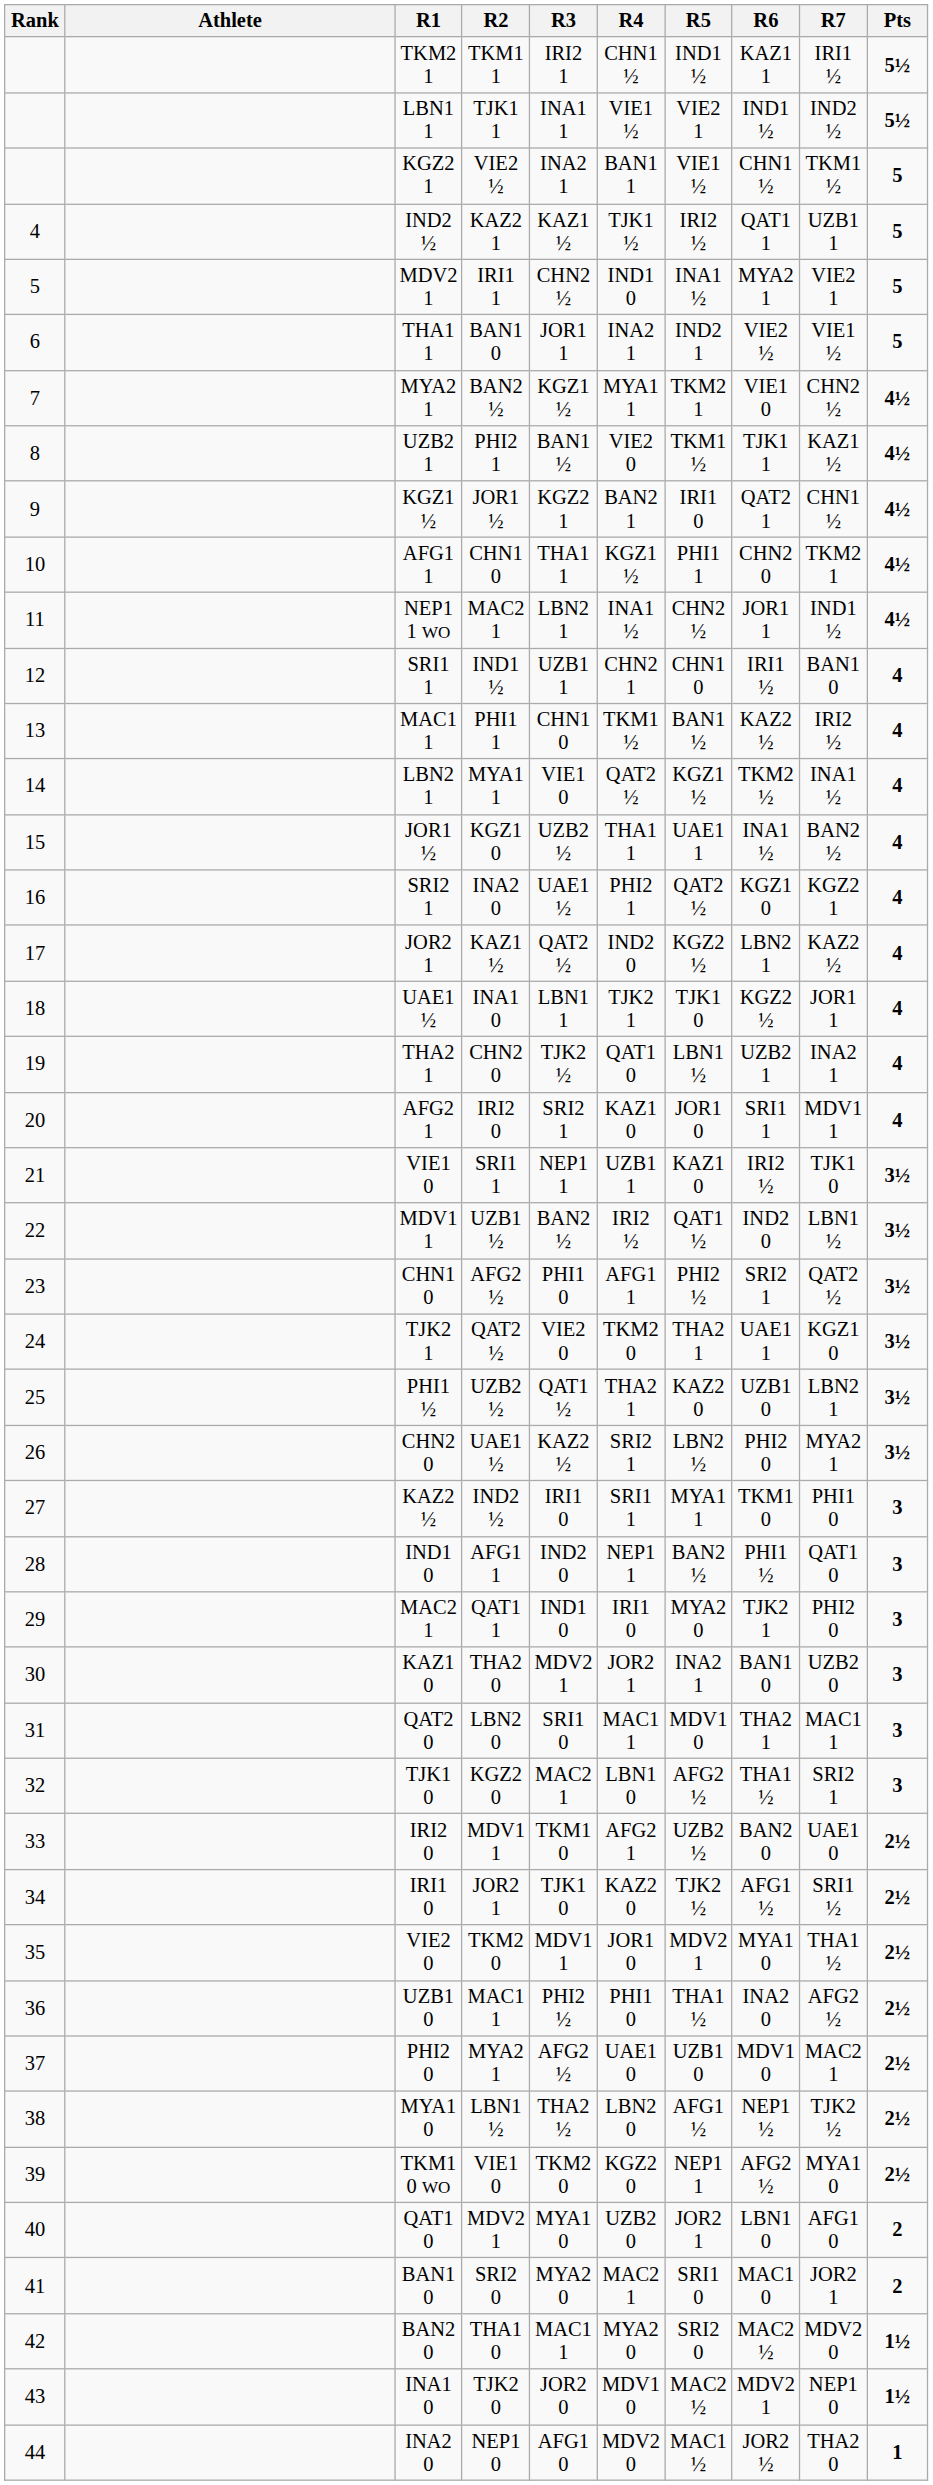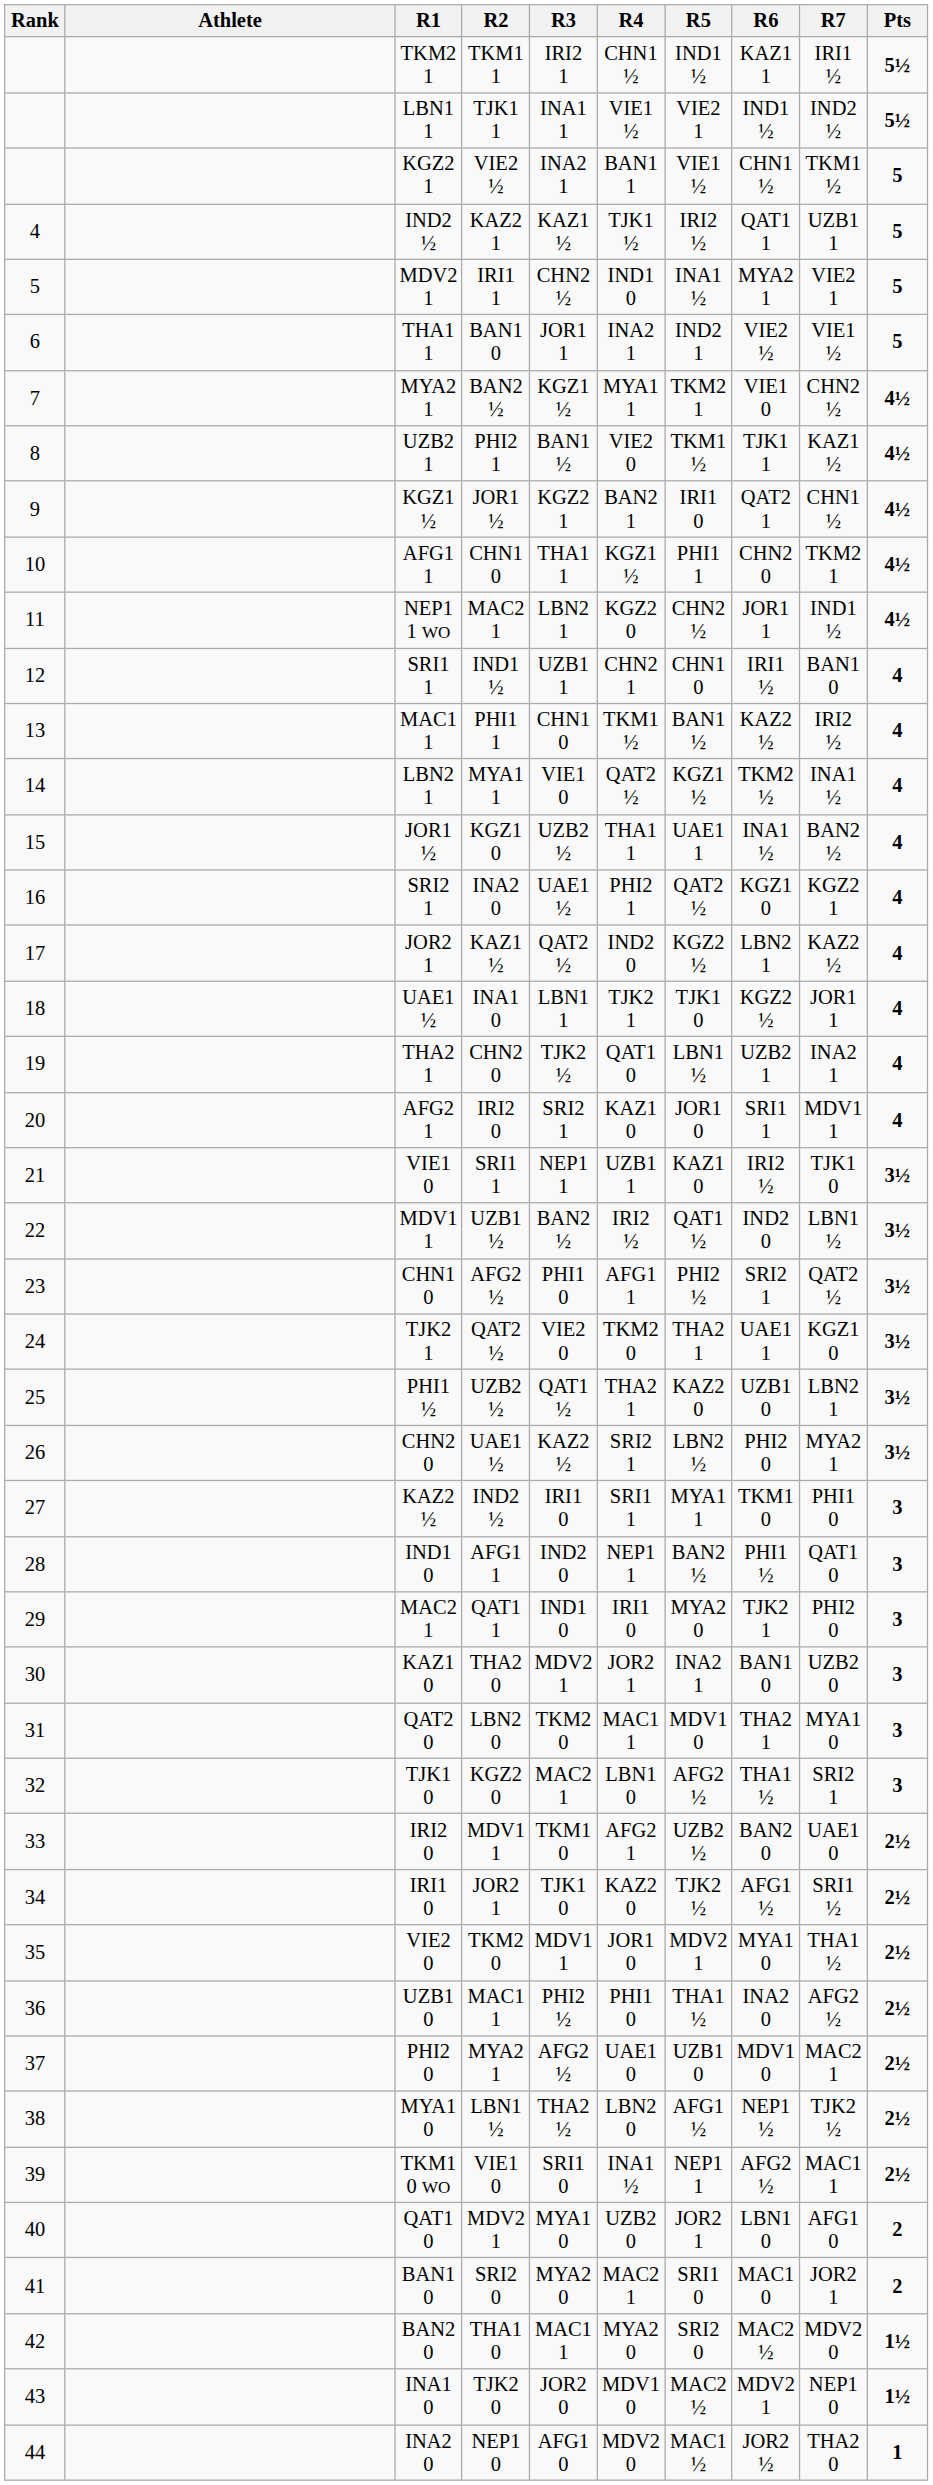(631, 619) INA1 ½ -> (631, 619) KGZ2 0
(563, 1730) SRI1 0 -> (563, 1730) TKM2 0
(833, 1730) MAC1 1 -> (833, 1730) MYA1 0
(563, 2174) TKM2 0 -> (563, 2174) SRI1 0
(631, 2174) KGZ2 0 -> (631, 2174) INA1 ½
(833, 2174) MYA1 0 -> (833, 2174) MAC1 1
